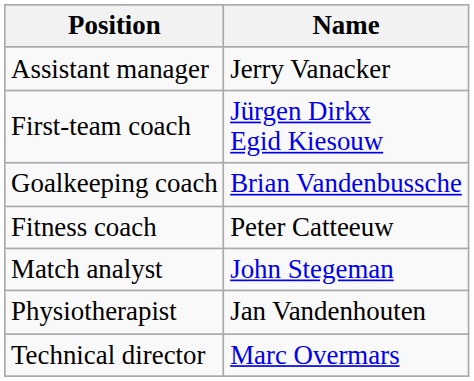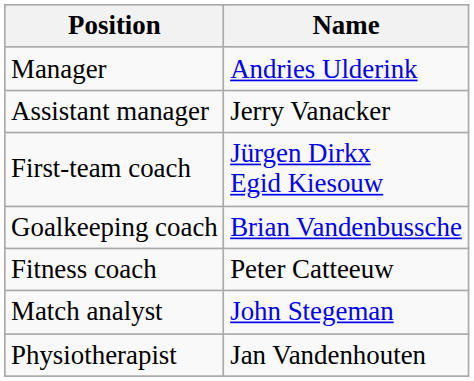+ row: (59, 68)
- row: (108, 354)
